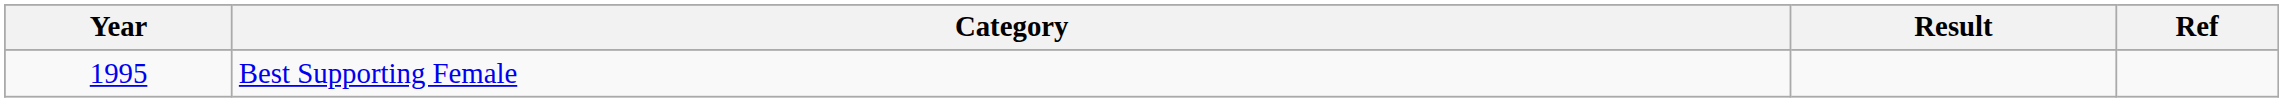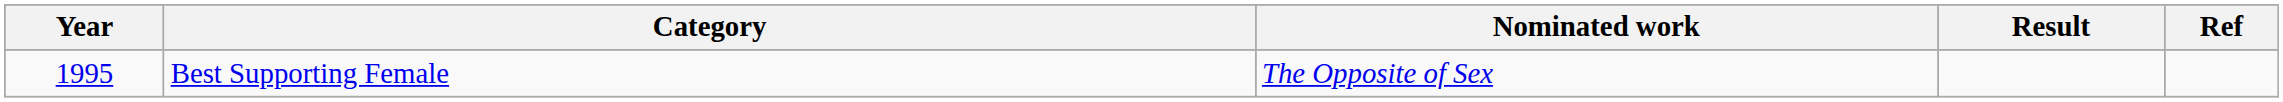+ column: (1596, 27)
